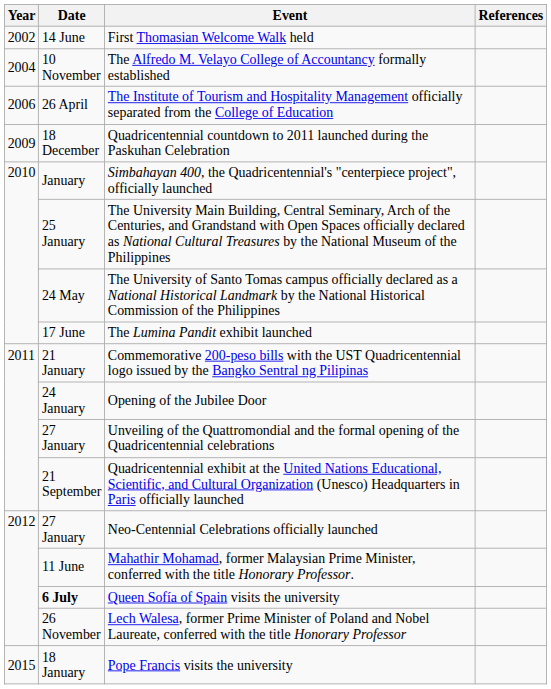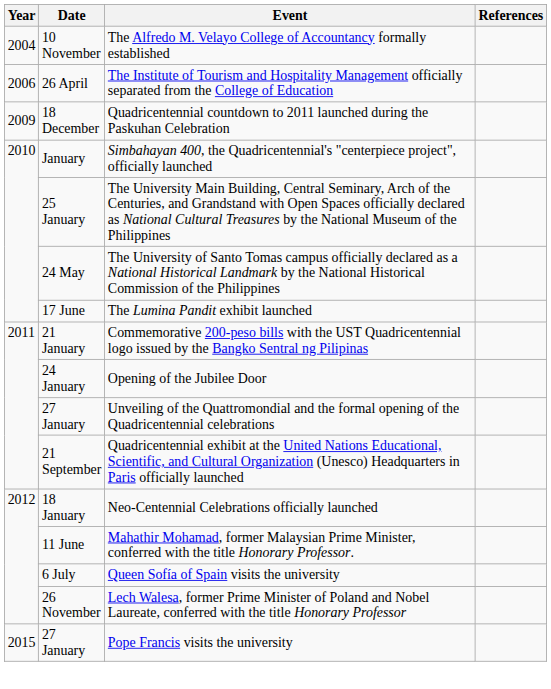- row: (211, 37)
(64, 529) 27 January -> (64, 507) 18 January
(60, 597) bold -> (59, 575) normal
(64, 664) 18 January -> (64, 642) 27 January
